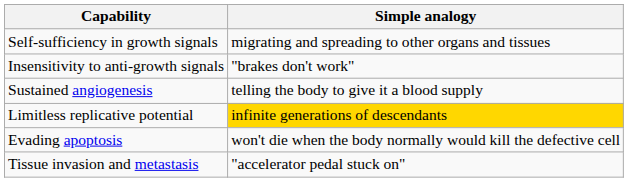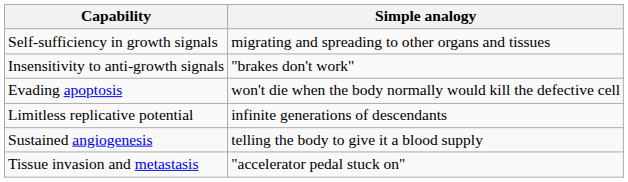rows swapped: (65, 139) <-> (80, 90)
(339, 115) gold background -> (339, 115) no background
